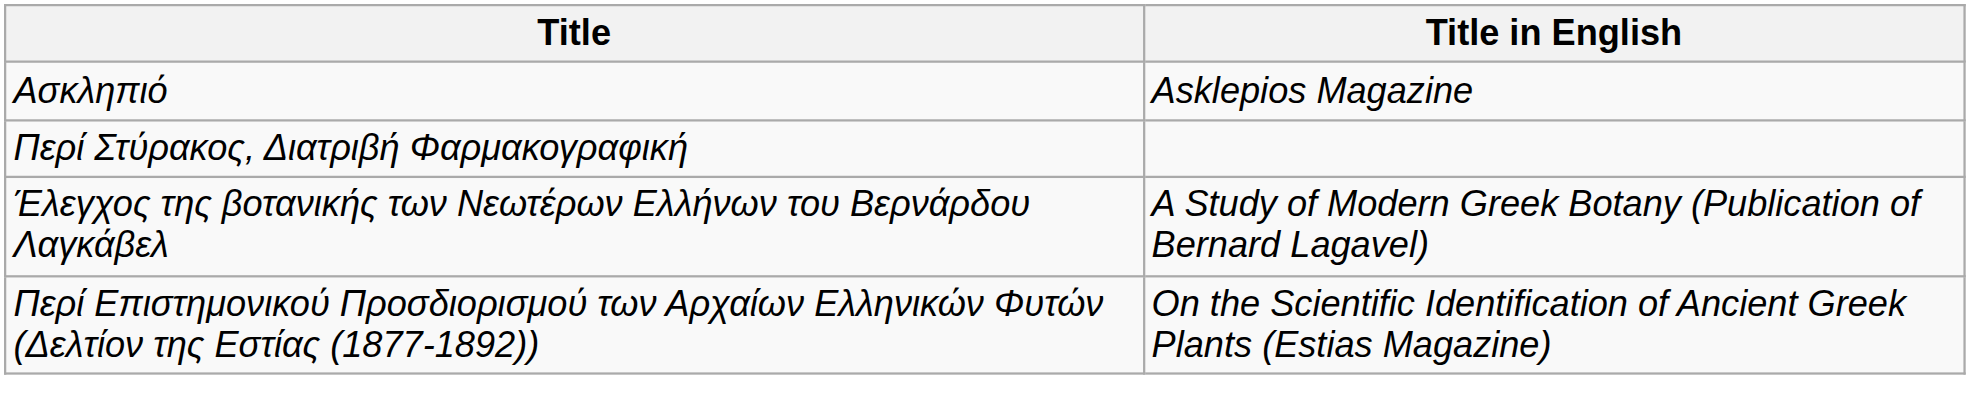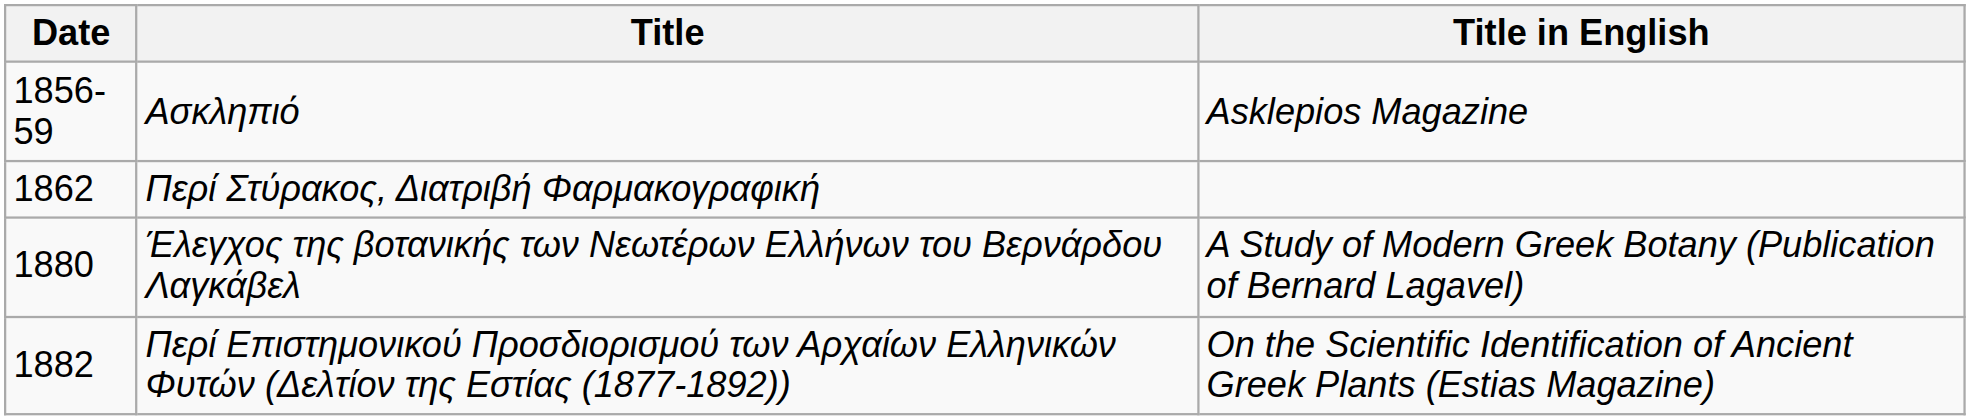+ column: (71, 33)
